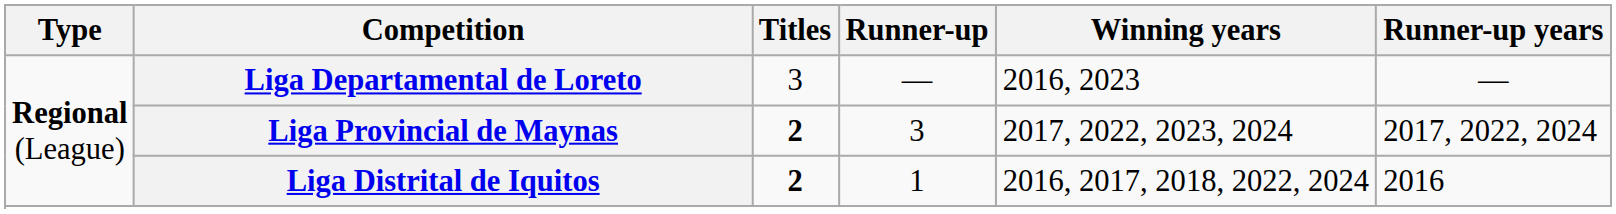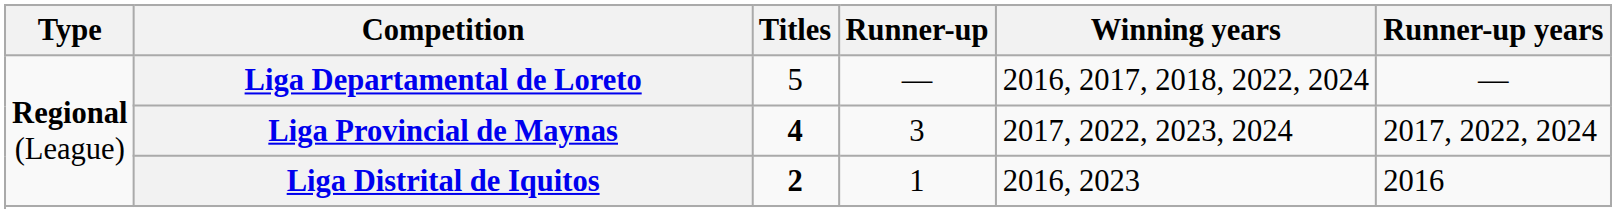(795, 80) 3 -> (795, 80) 5
(1071, 80) 2016, 2023 -> (1186, 80) 2016, 2017, 2018, 2022, 2024
(795, 130) 2 -> (795, 130) 4
(1186, 181) 2016, 2017, 2018, 2022, 2024 -> (1071, 181) 2016, 2023
